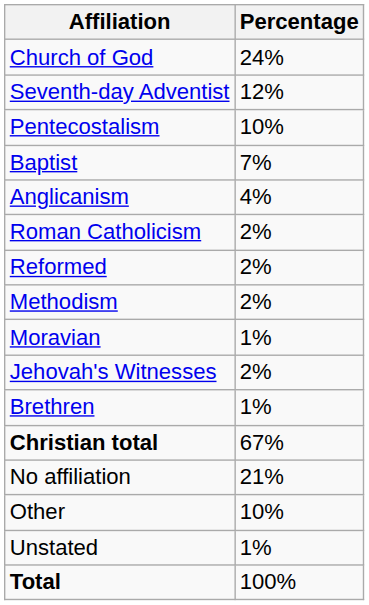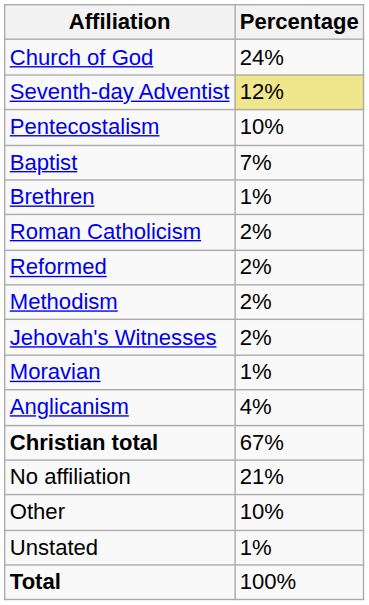(262, 92) no background -> (262, 92) khaki background
rows swapped: (69, 197) <-> (52, 407)
rows swapped: (113, 372) <-> (55, 337)
